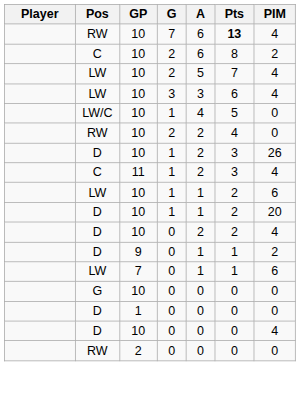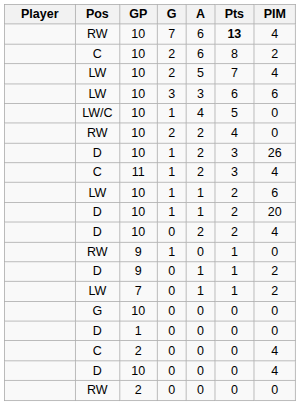(275, 93) 4 -> (275, 93) 6
+ row: (97, 251)
(275, 271) 6 -> (275, 291) 2
+ row: (97, 350)
